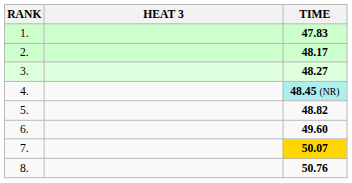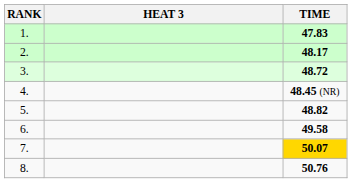(315, 72) 48.27 -> (315, 72) 48.72
(315, 91) paleturquoise background -> (315, 91) no background
(315, 129) 49.60 -> (315, 129) 49.58
